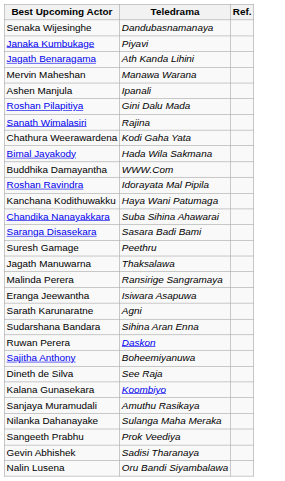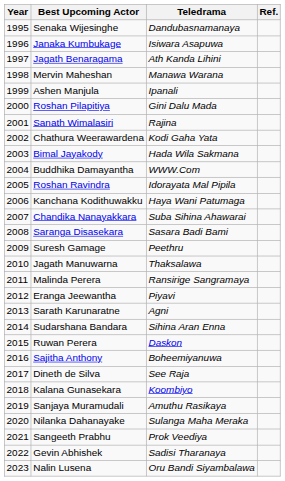+ column: (18, 12)
(135, 43) Piyavi -> (186, 43) Isiwara Asapuwa
(159, 295) Isiwara Asapuwa -> (162, 295) Piyavi
